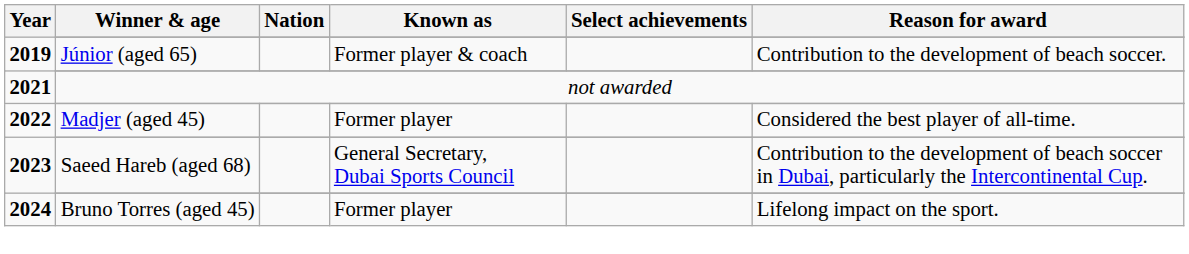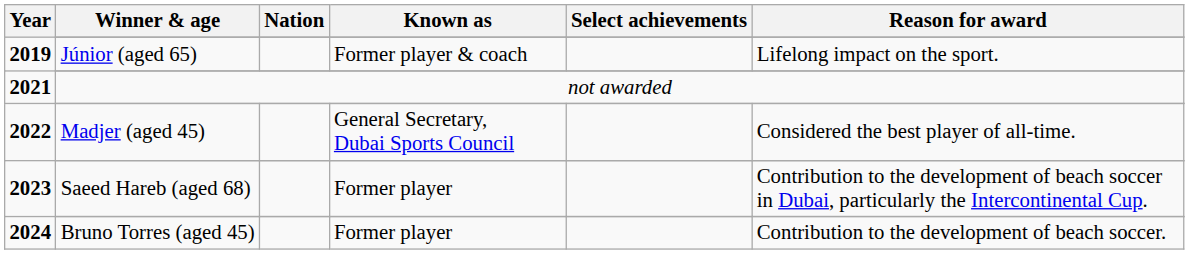(962, 53) Contribution to the development of beach soccer. -> (878, 53) Lifelong impact on the sport.
(393, 119) Former player -> (424, 131) General Secretary, Dubai Sports Council
(424, 164) General Secretary, Dubai Sports Council -> (393, 188) Former player
(878, 209) Lifelong impact on the sport. -> (962, 232) Contribution to the development of beach soccer.
